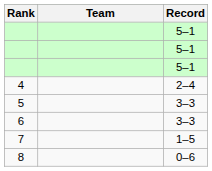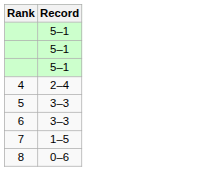- column: (100, 13)
